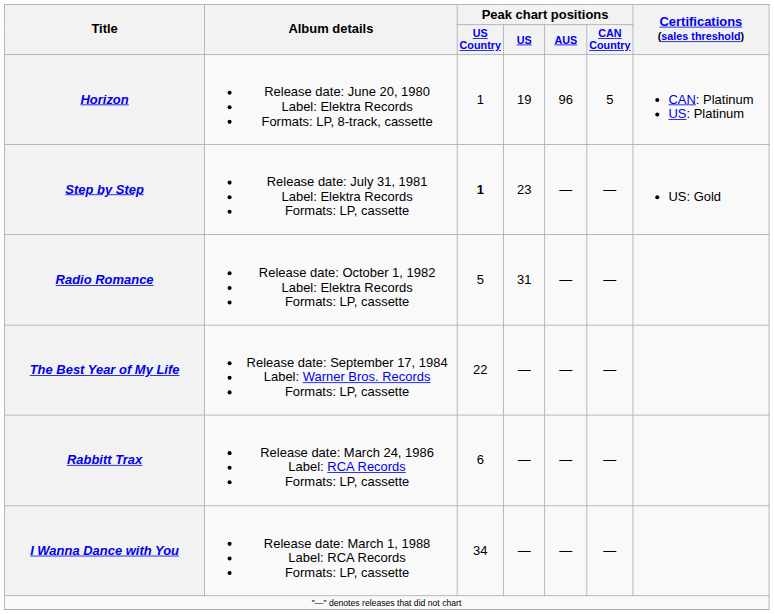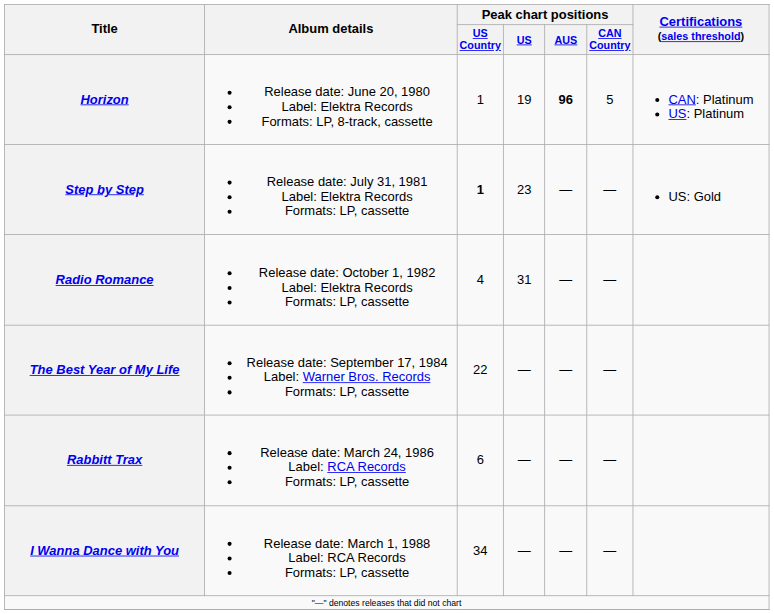(566, 99) normal -> (566, 99) bold
(480, 280) 5 -> (480, 280) 4
